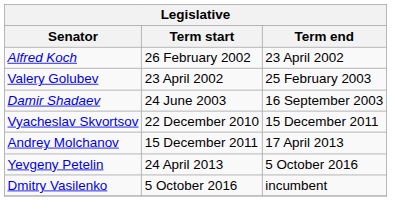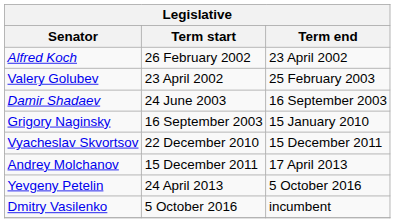+ row: (59, 121)
